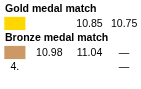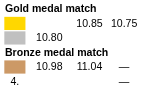+ row: (49, 38)
